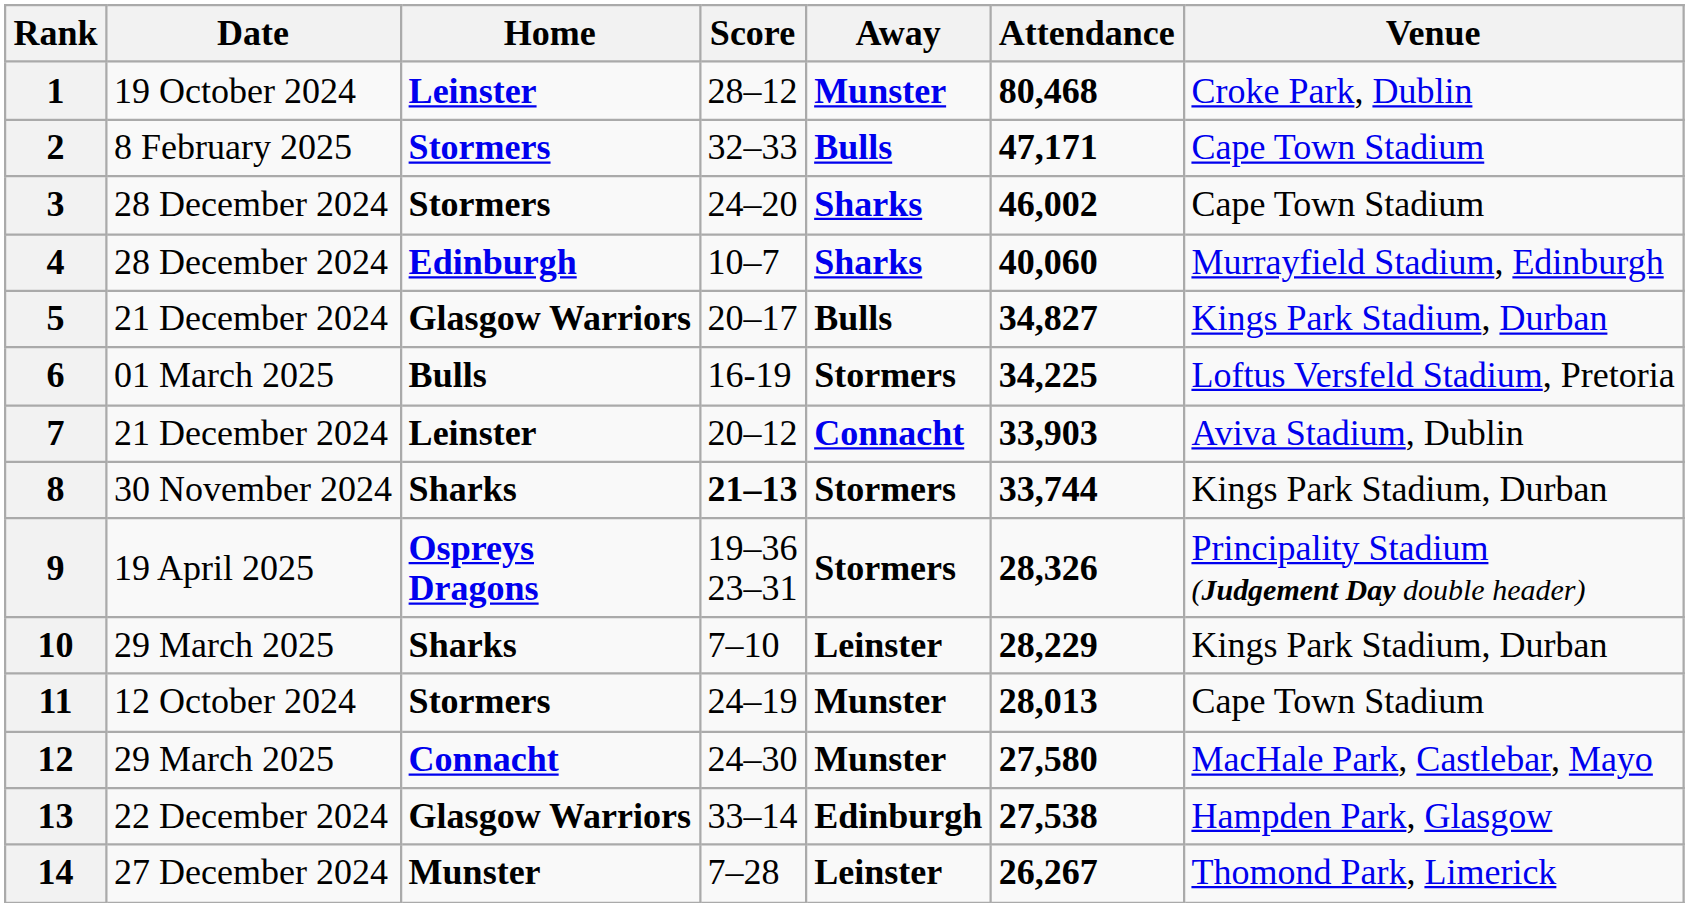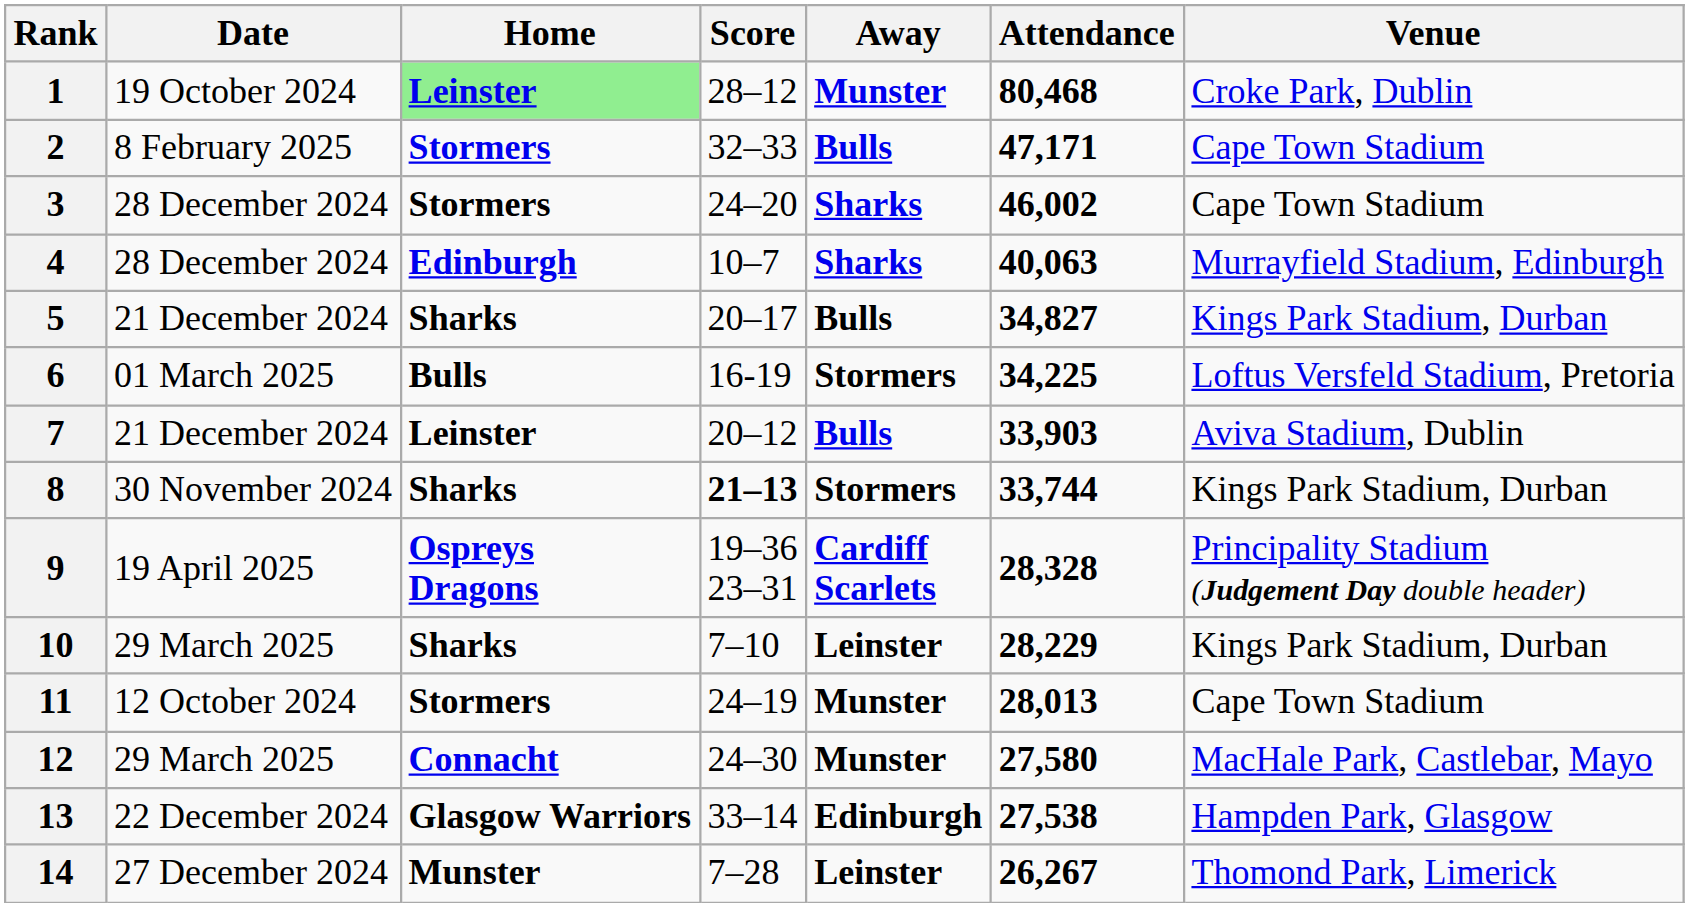(473, 90) no background -> (473, 90) lightgreen background
(1048, 261) 40,060 -> (1048, 261) 40,063
(550, 318) Glasgow Warriors -> (463, 318) Sharks
(889, 432) Connacht -> (853, 432) Bulls
(885, 567) Stormers -> (875, 567) Cardiff Scarlets
(1048, 567) 28,326 -> (1048, 567) 28,328
